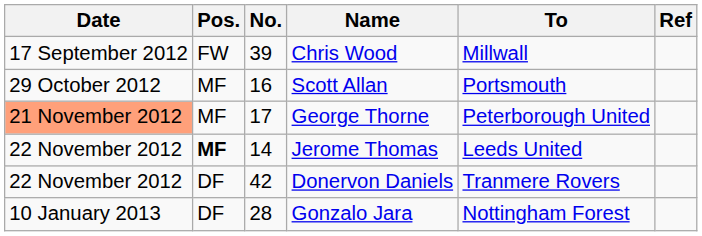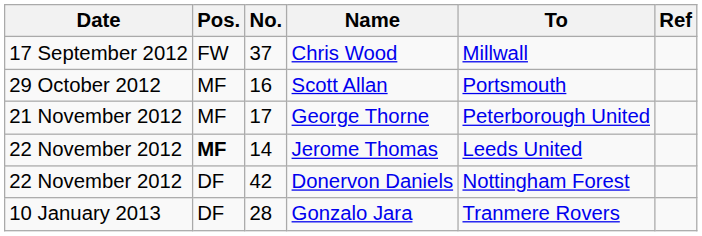(261, 52) 39 -> (261, 52) 37
(96, 117) lightsalmon background -> (96, 117) no background
(541, 181) Tranmere Rovers -> (546, 181) Nottingham Forest
(546, 213) Nottingham Forest -> (541, 213) Tranmere Rovers
